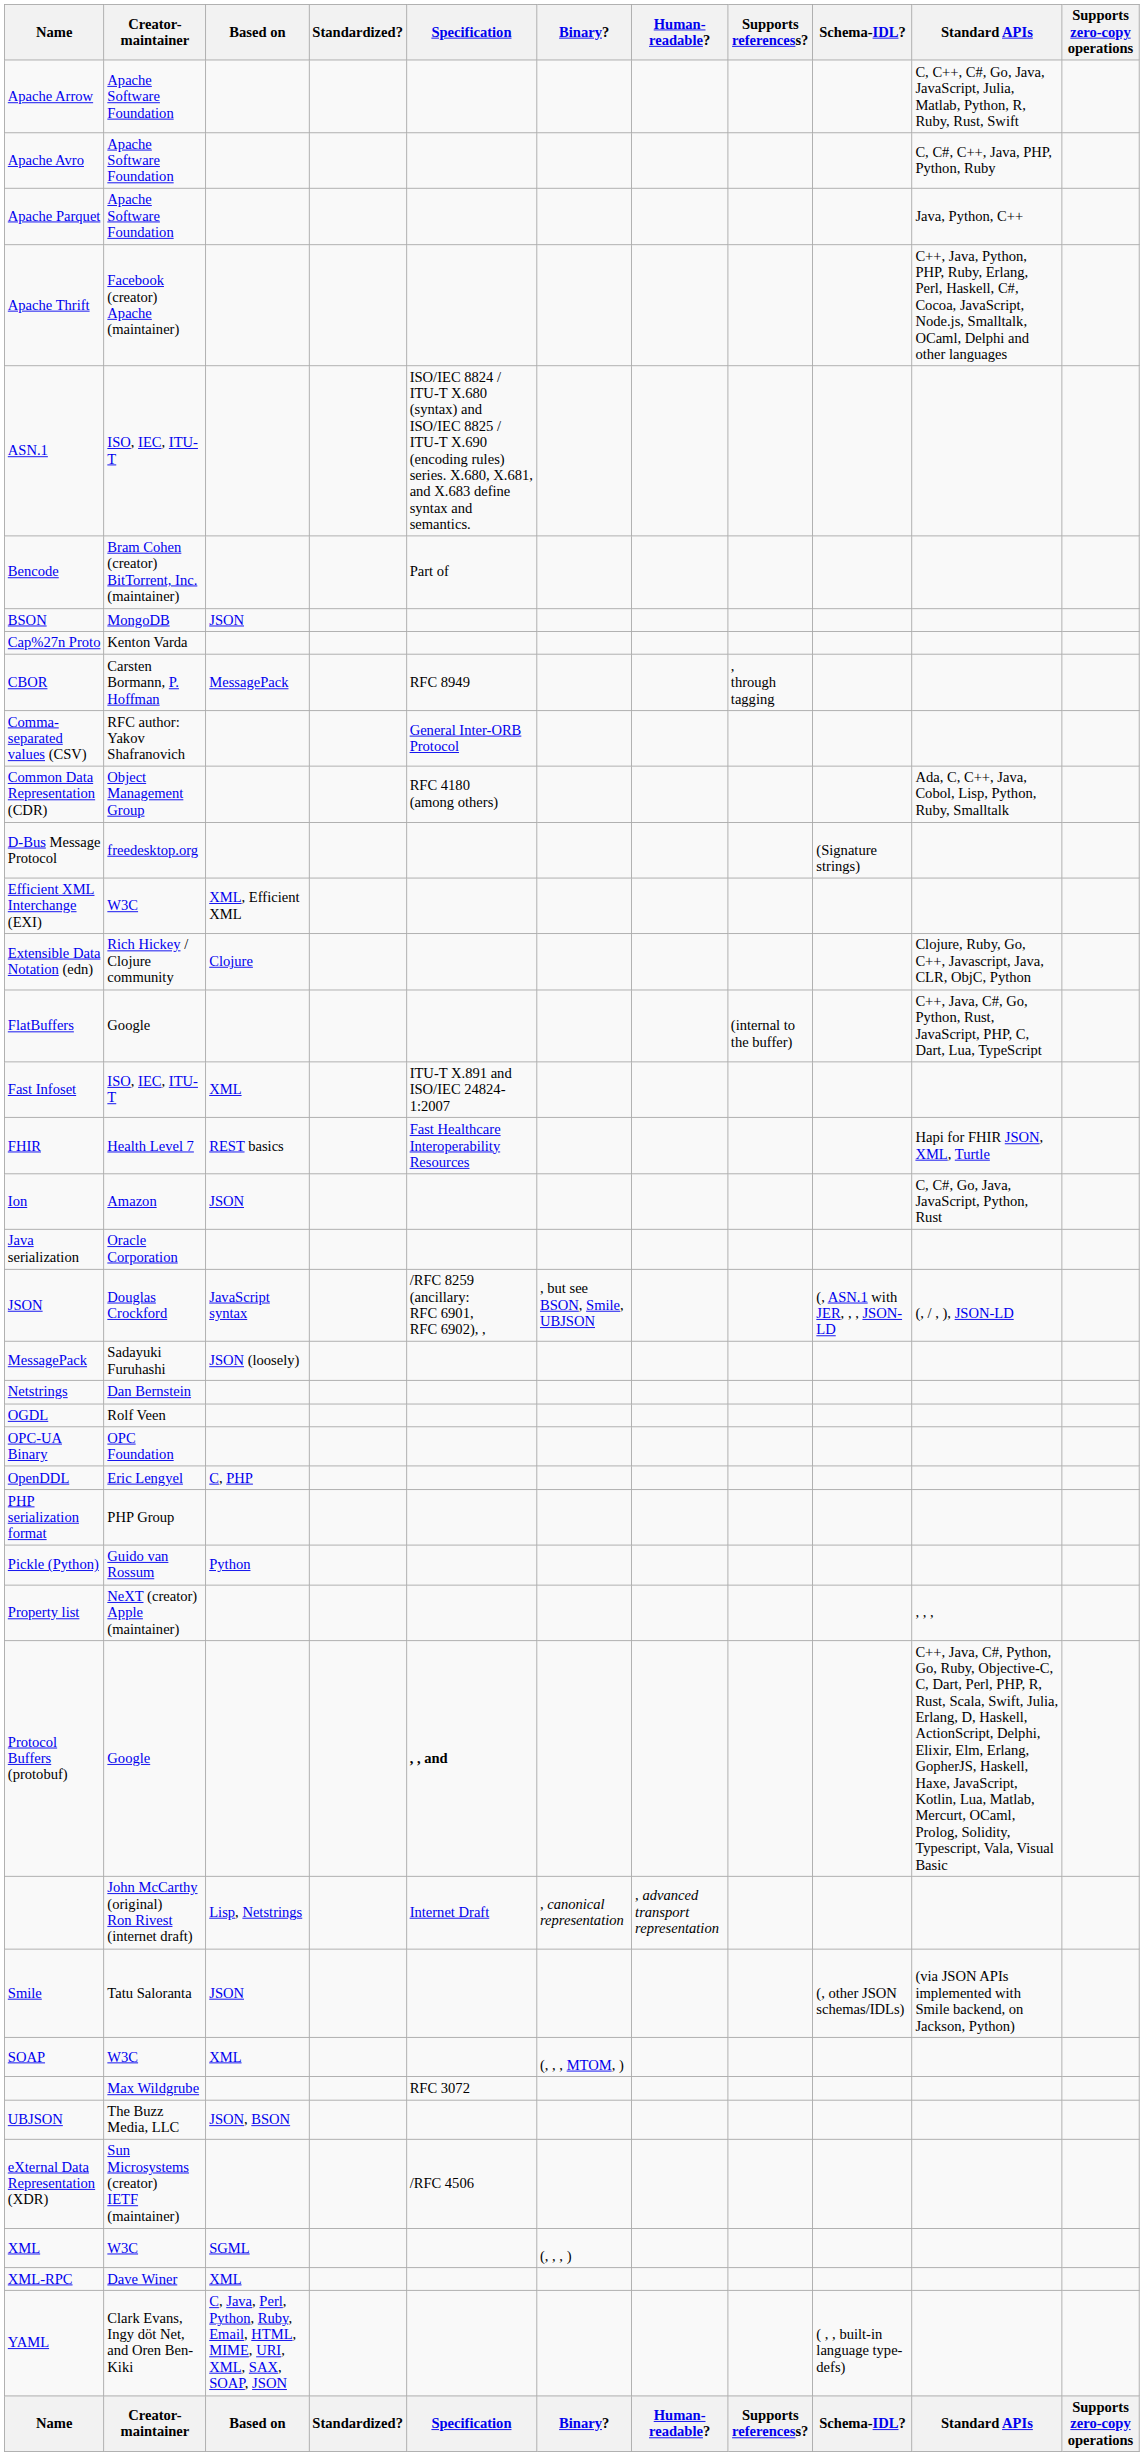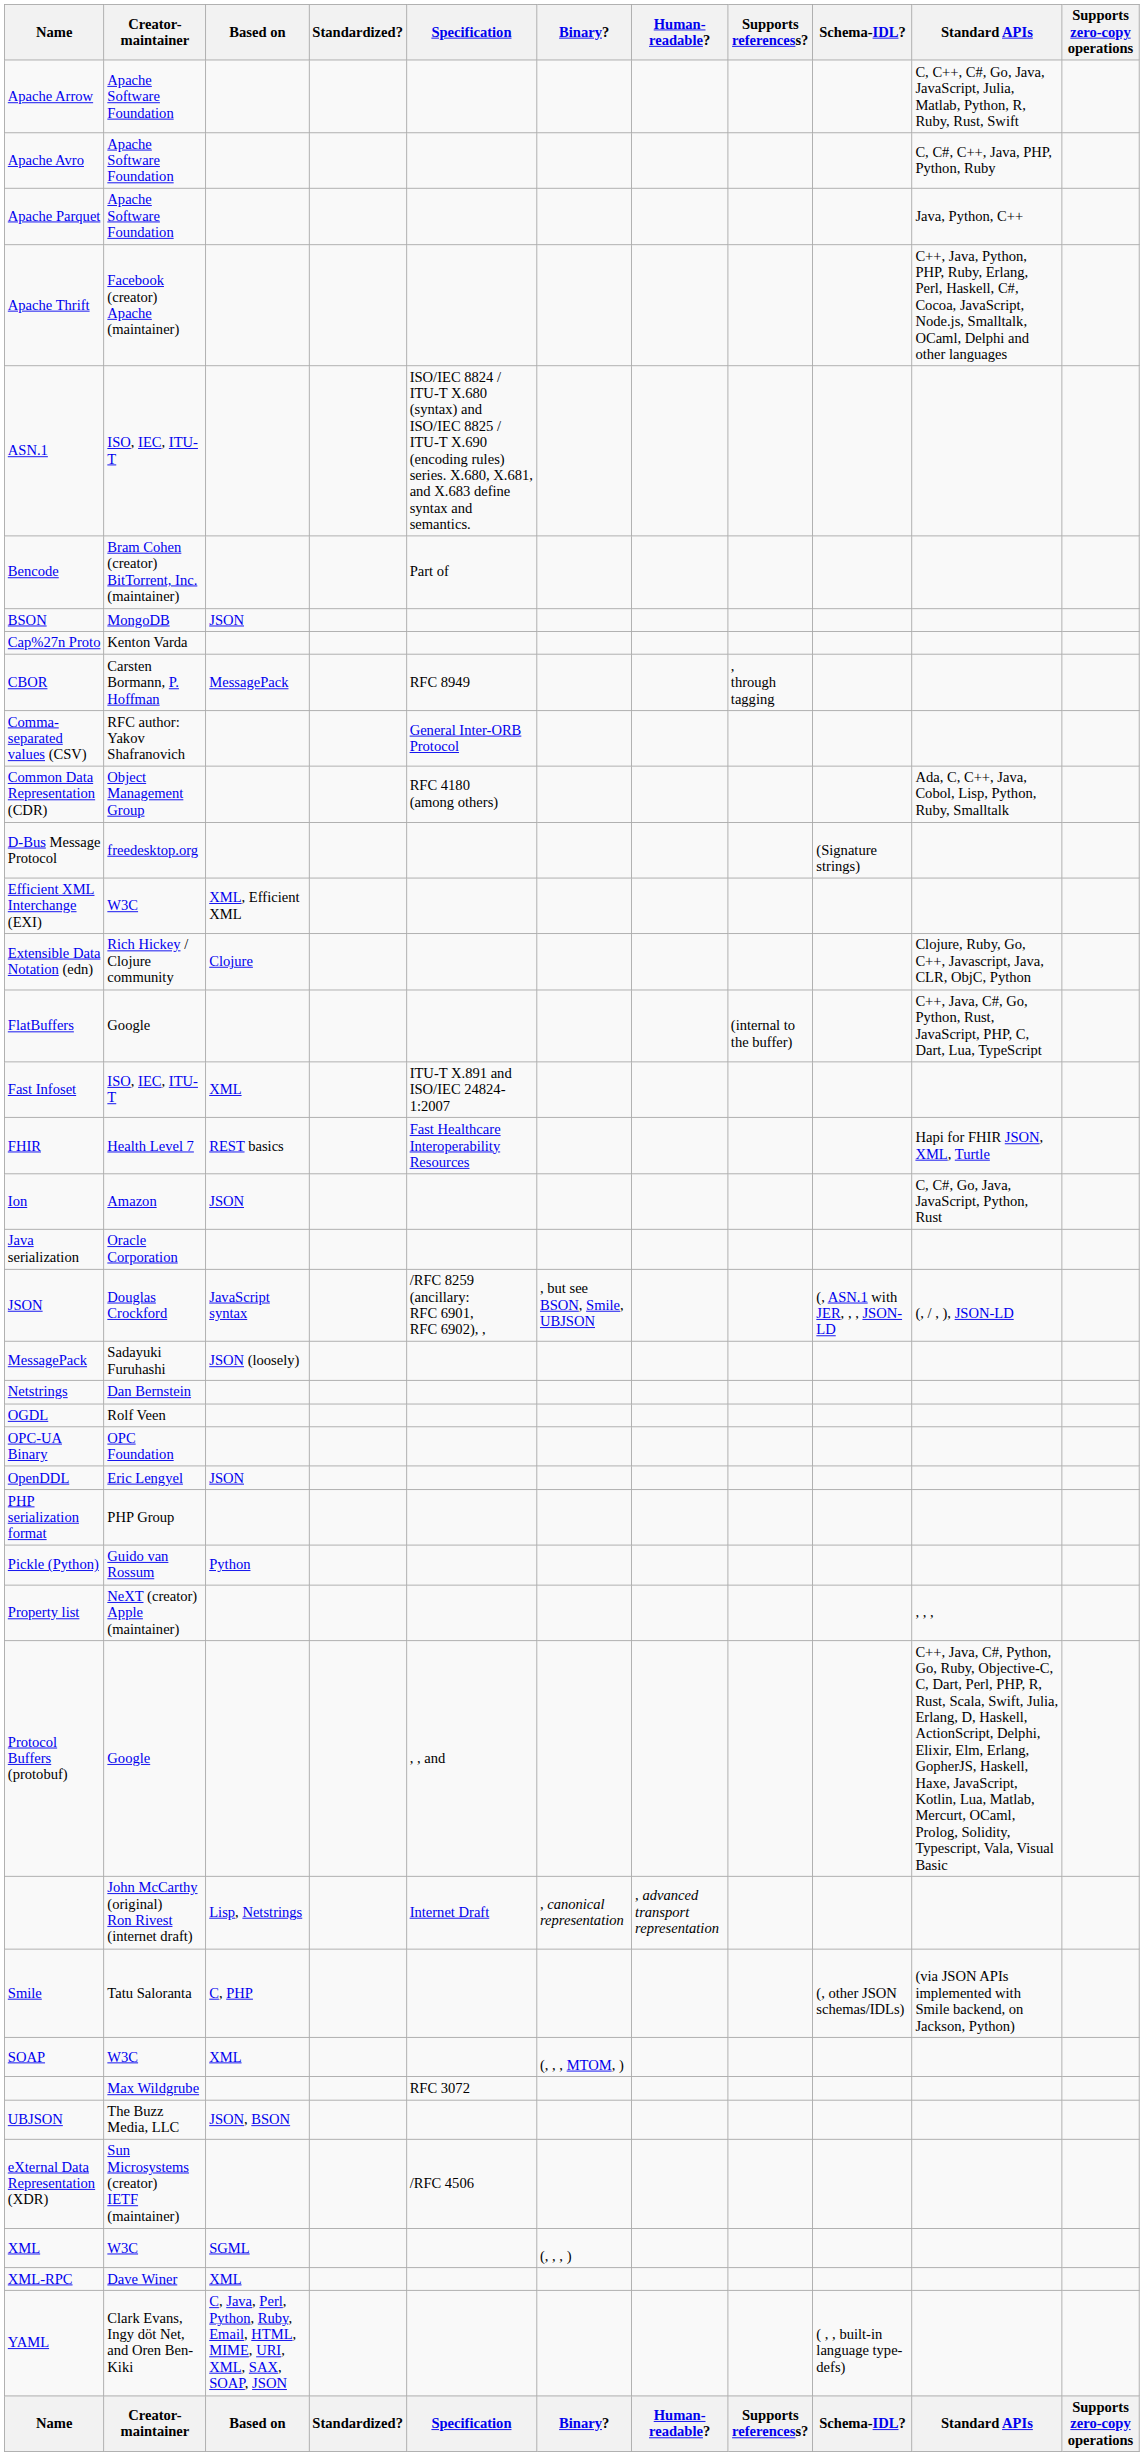(231, 1477) C, PHP -> (227, 1477) JSON
(429, 1758) bold -> (427, 1758) normal
(227, 1993) JSON -> (231, 1993) C, PHP
